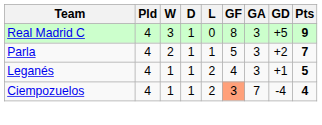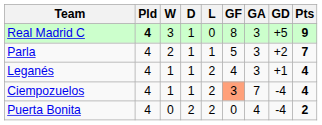(148, 33) normal -> (148, 33) bold
(305, 71) 5 -> (305, 71) 4
+ row: (44, 110)
